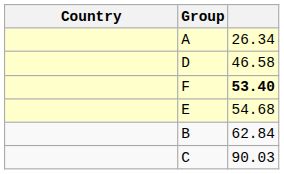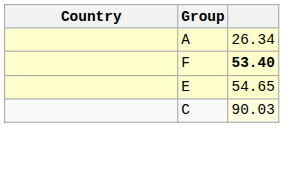- row: (186, 63)
(253, 110) 54.68 -> (253, 87) 54.65
- row: (186, 134)
(253, 157) no background -> (253, 110) lightyellow background
